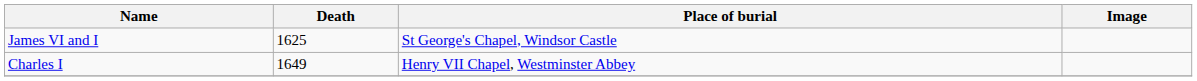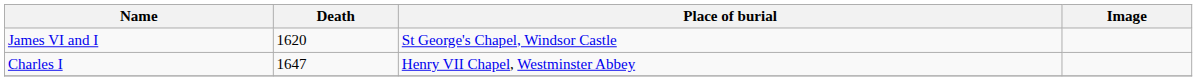(292, 40) 1625 -> (292, 40) 1620
(292, 64) 1649 -> (292, 64) 1647
